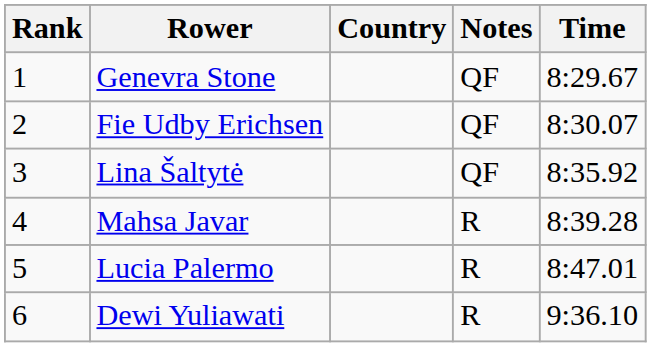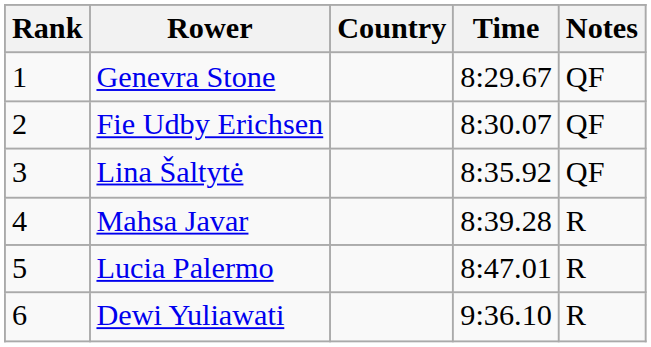columns swapped: (592, 28) <-> (496, 28)
